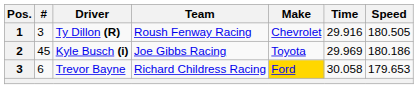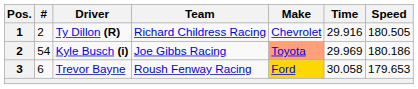(40, 32) 3 -> (40, 32) 2
(193, 32) Roush Fenway Racing -> (200, 32) Richard Childress Racing
(44, 51) 45 -> (44, 51) 54
(289, 51) no background -> (289, 51) lightsalmon background
(200, 69) Richard Childress Racing -> (193, 69) Roush Fenway Racing
